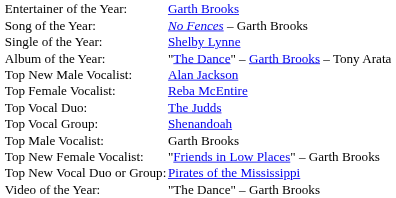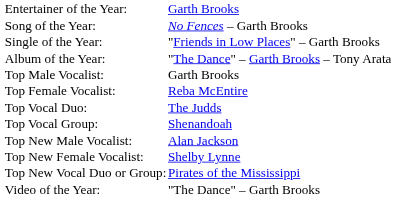(204, 42) Shelby Lynne -> (274, 42) "Friends in Low Places" – Garth Brooks
rows swapped: (54, 140) <-> (68, 74)
(274, 156) "Friends in Low Places" – Garth Brooks -> (204, 156) Shelby Lynne
